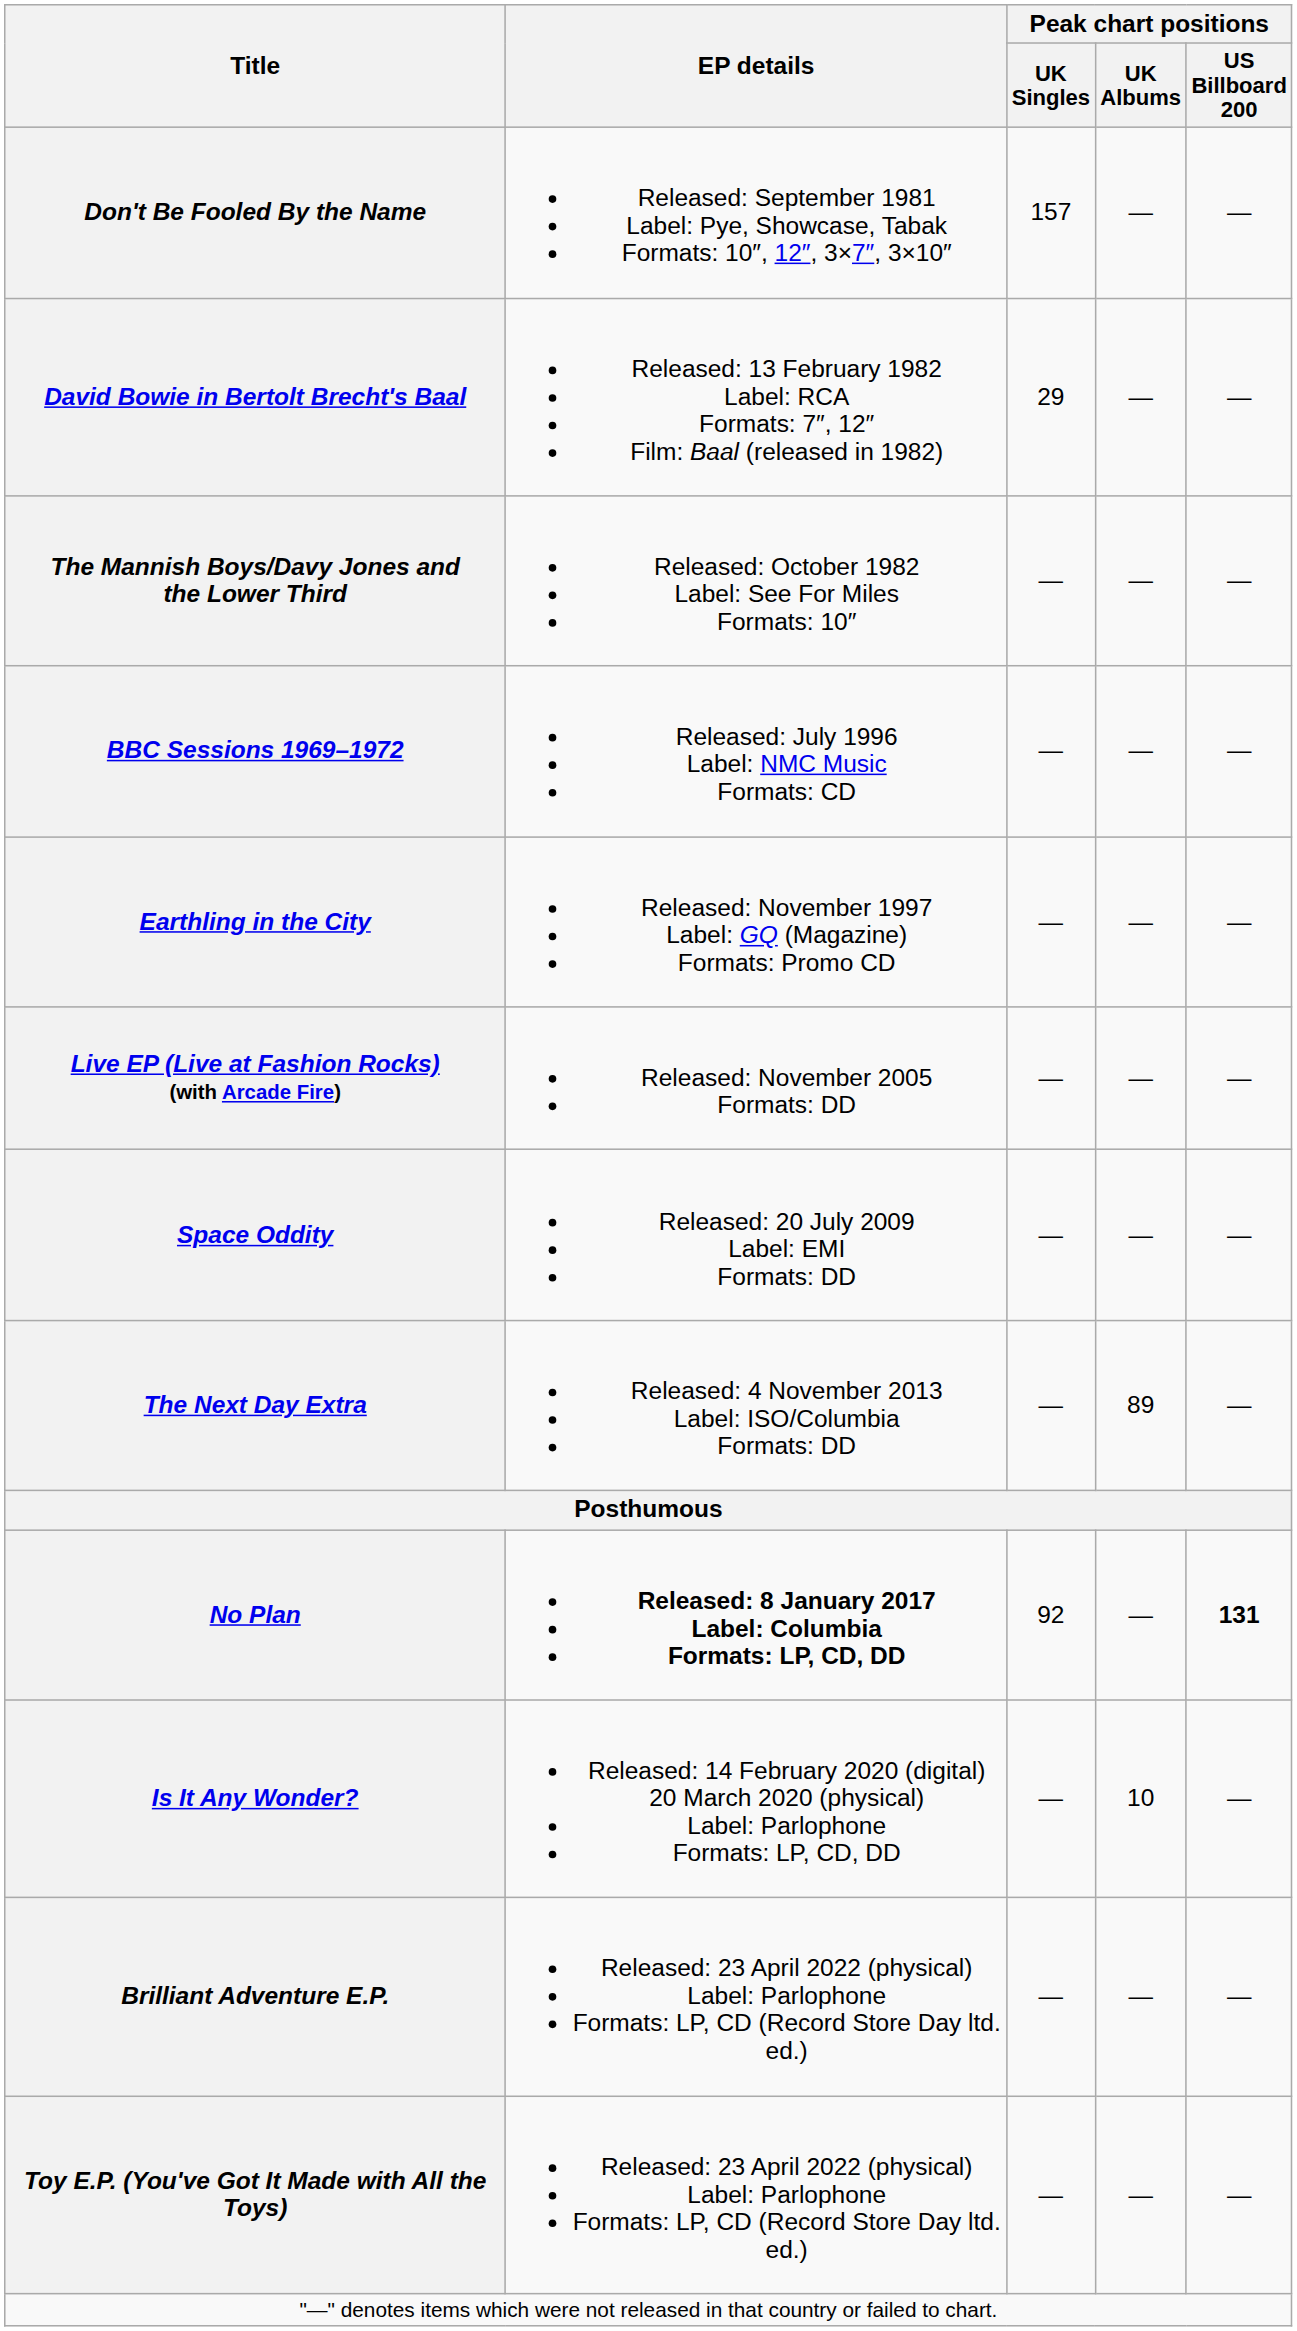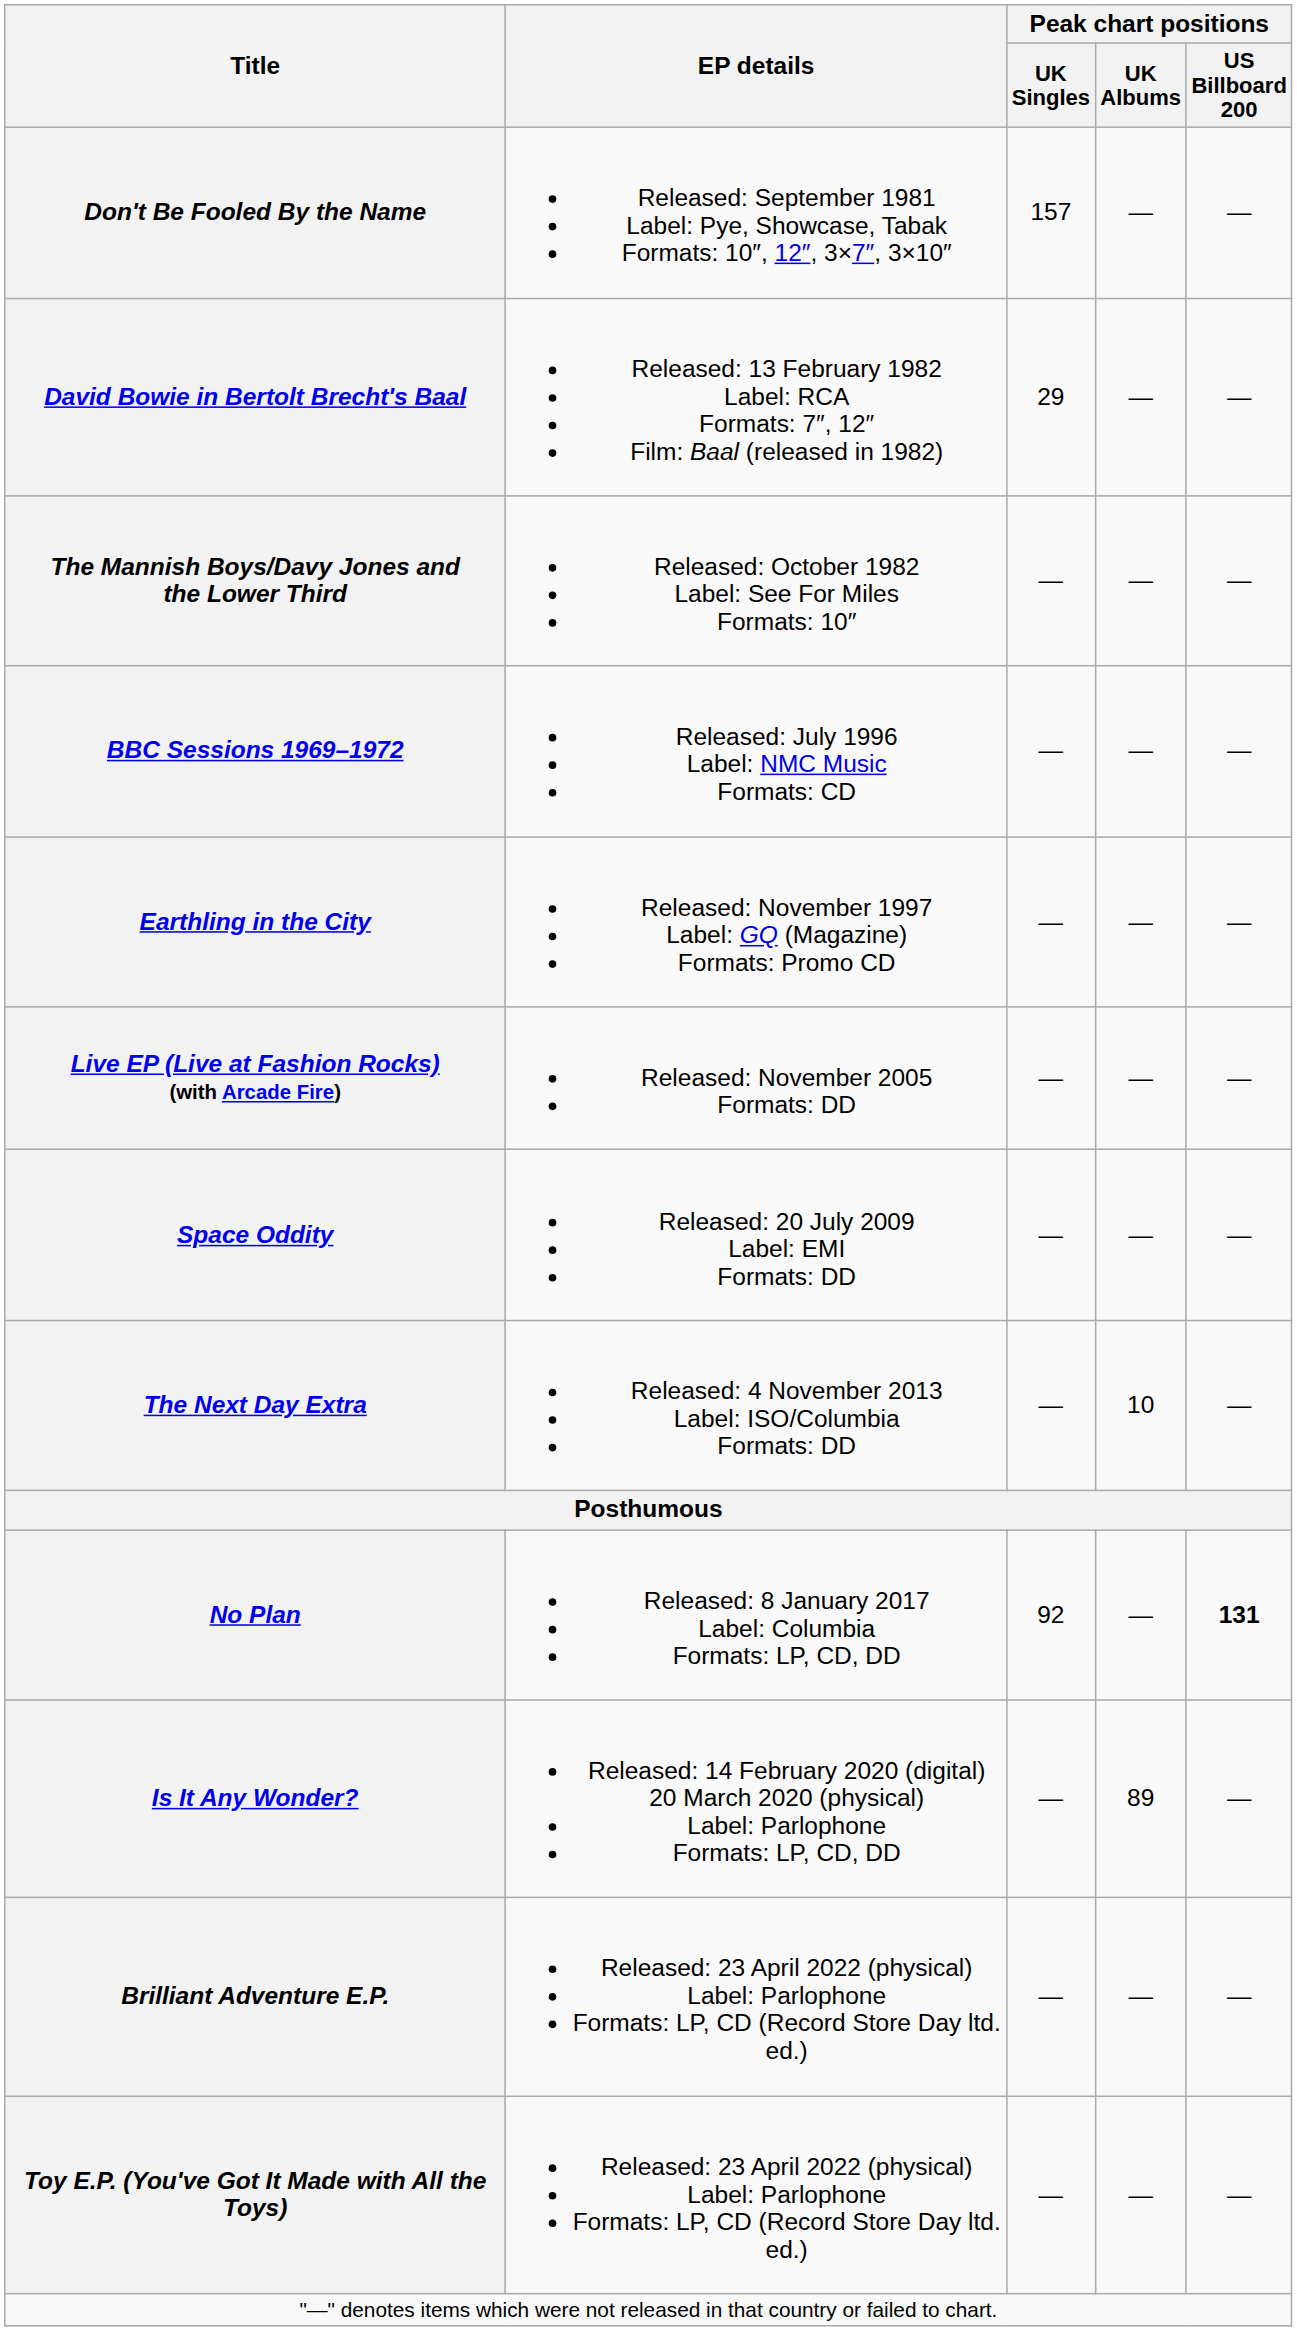(1141, 1405) 89 -> (1141, 1405) 10
(756, 1628) bold -> (756, 1628) normal
(1141, 1798) 10 -> (1141, 1798) 89
